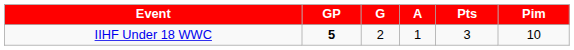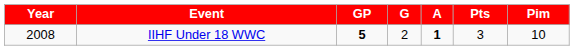+ column: (41, 14)
(418, 34) normal -> (437, 34) bold
